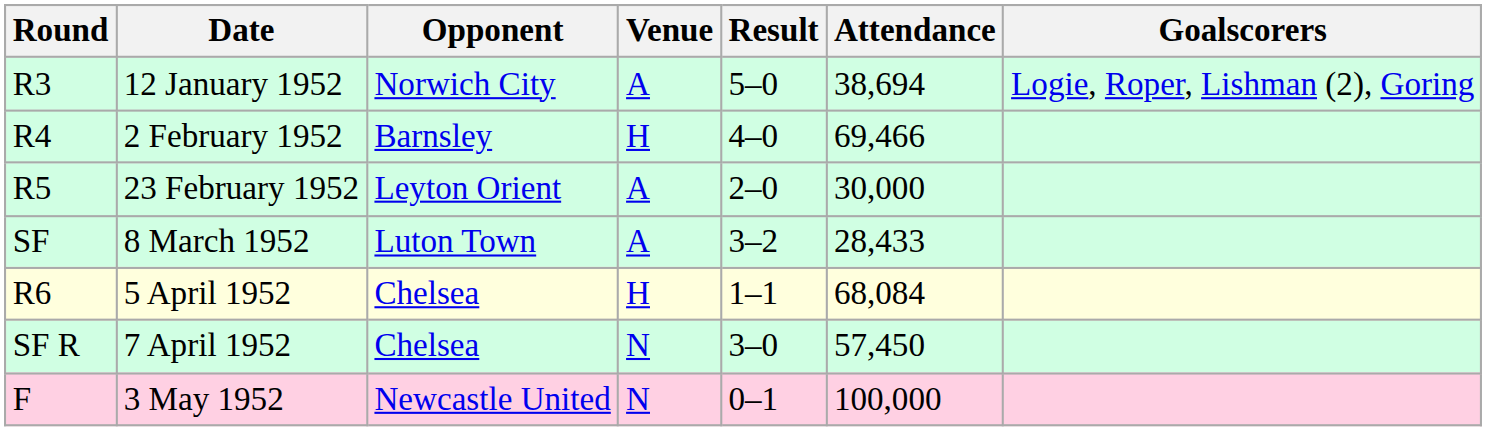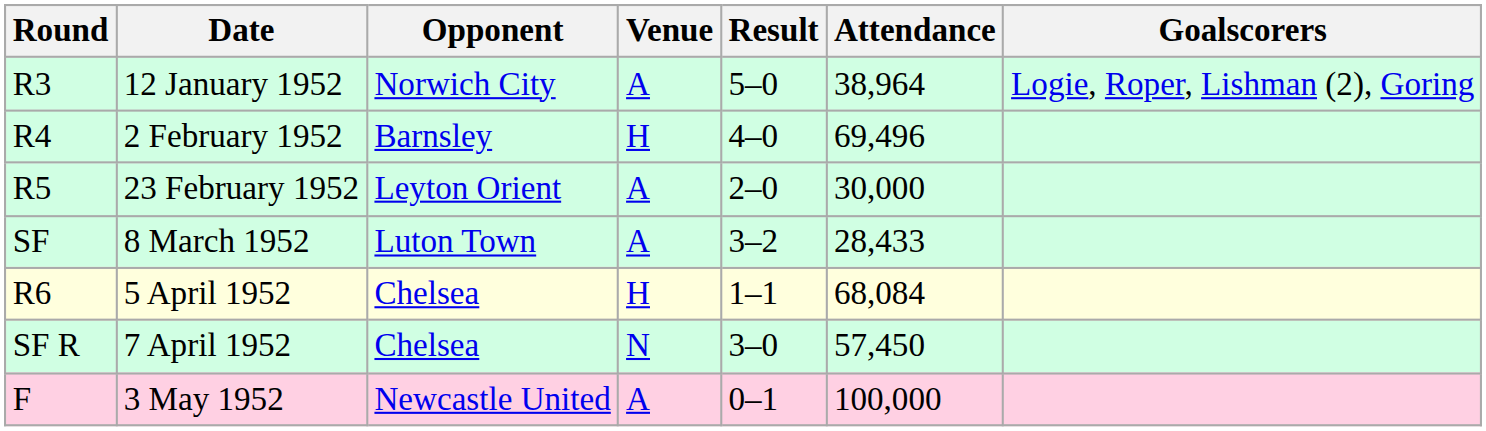(879, 83) 38,694 -> (879, 83) 38,964
(879, 135) 69,466 -> (879, 135) 69,496
(638, 398) N -> (638, 398) A
